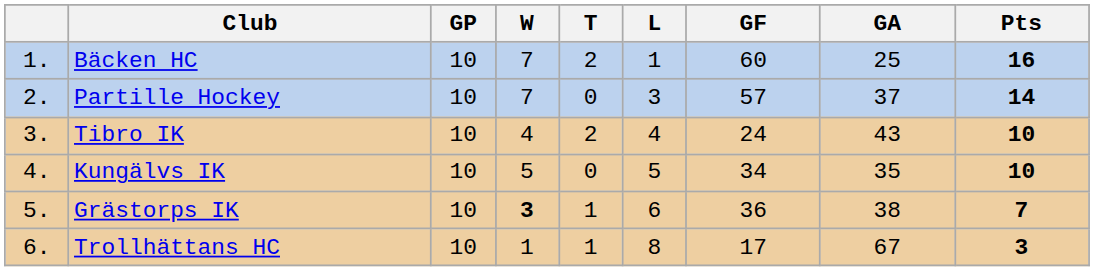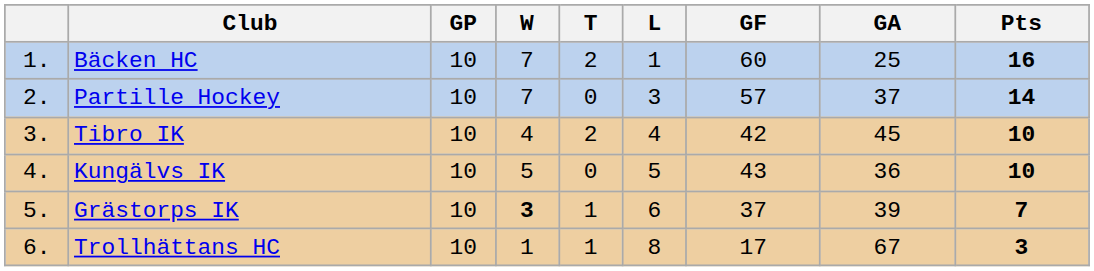(753, 135) 24 -> (753, 135) 42
(887, 135) 43 -> (887, 135) 45
(753, 173) 34 -> (753, 173) 43
(887, 173) 35 -> (887, 173) 36
(753, 210) 36 -> (753, 210) 37
(887, 210) 38 -> (887, 210) 39
